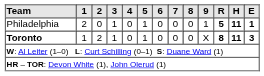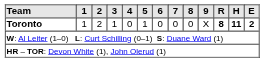- row: (33, 24)
(252, 37) 3 -> (252, 24) 2
